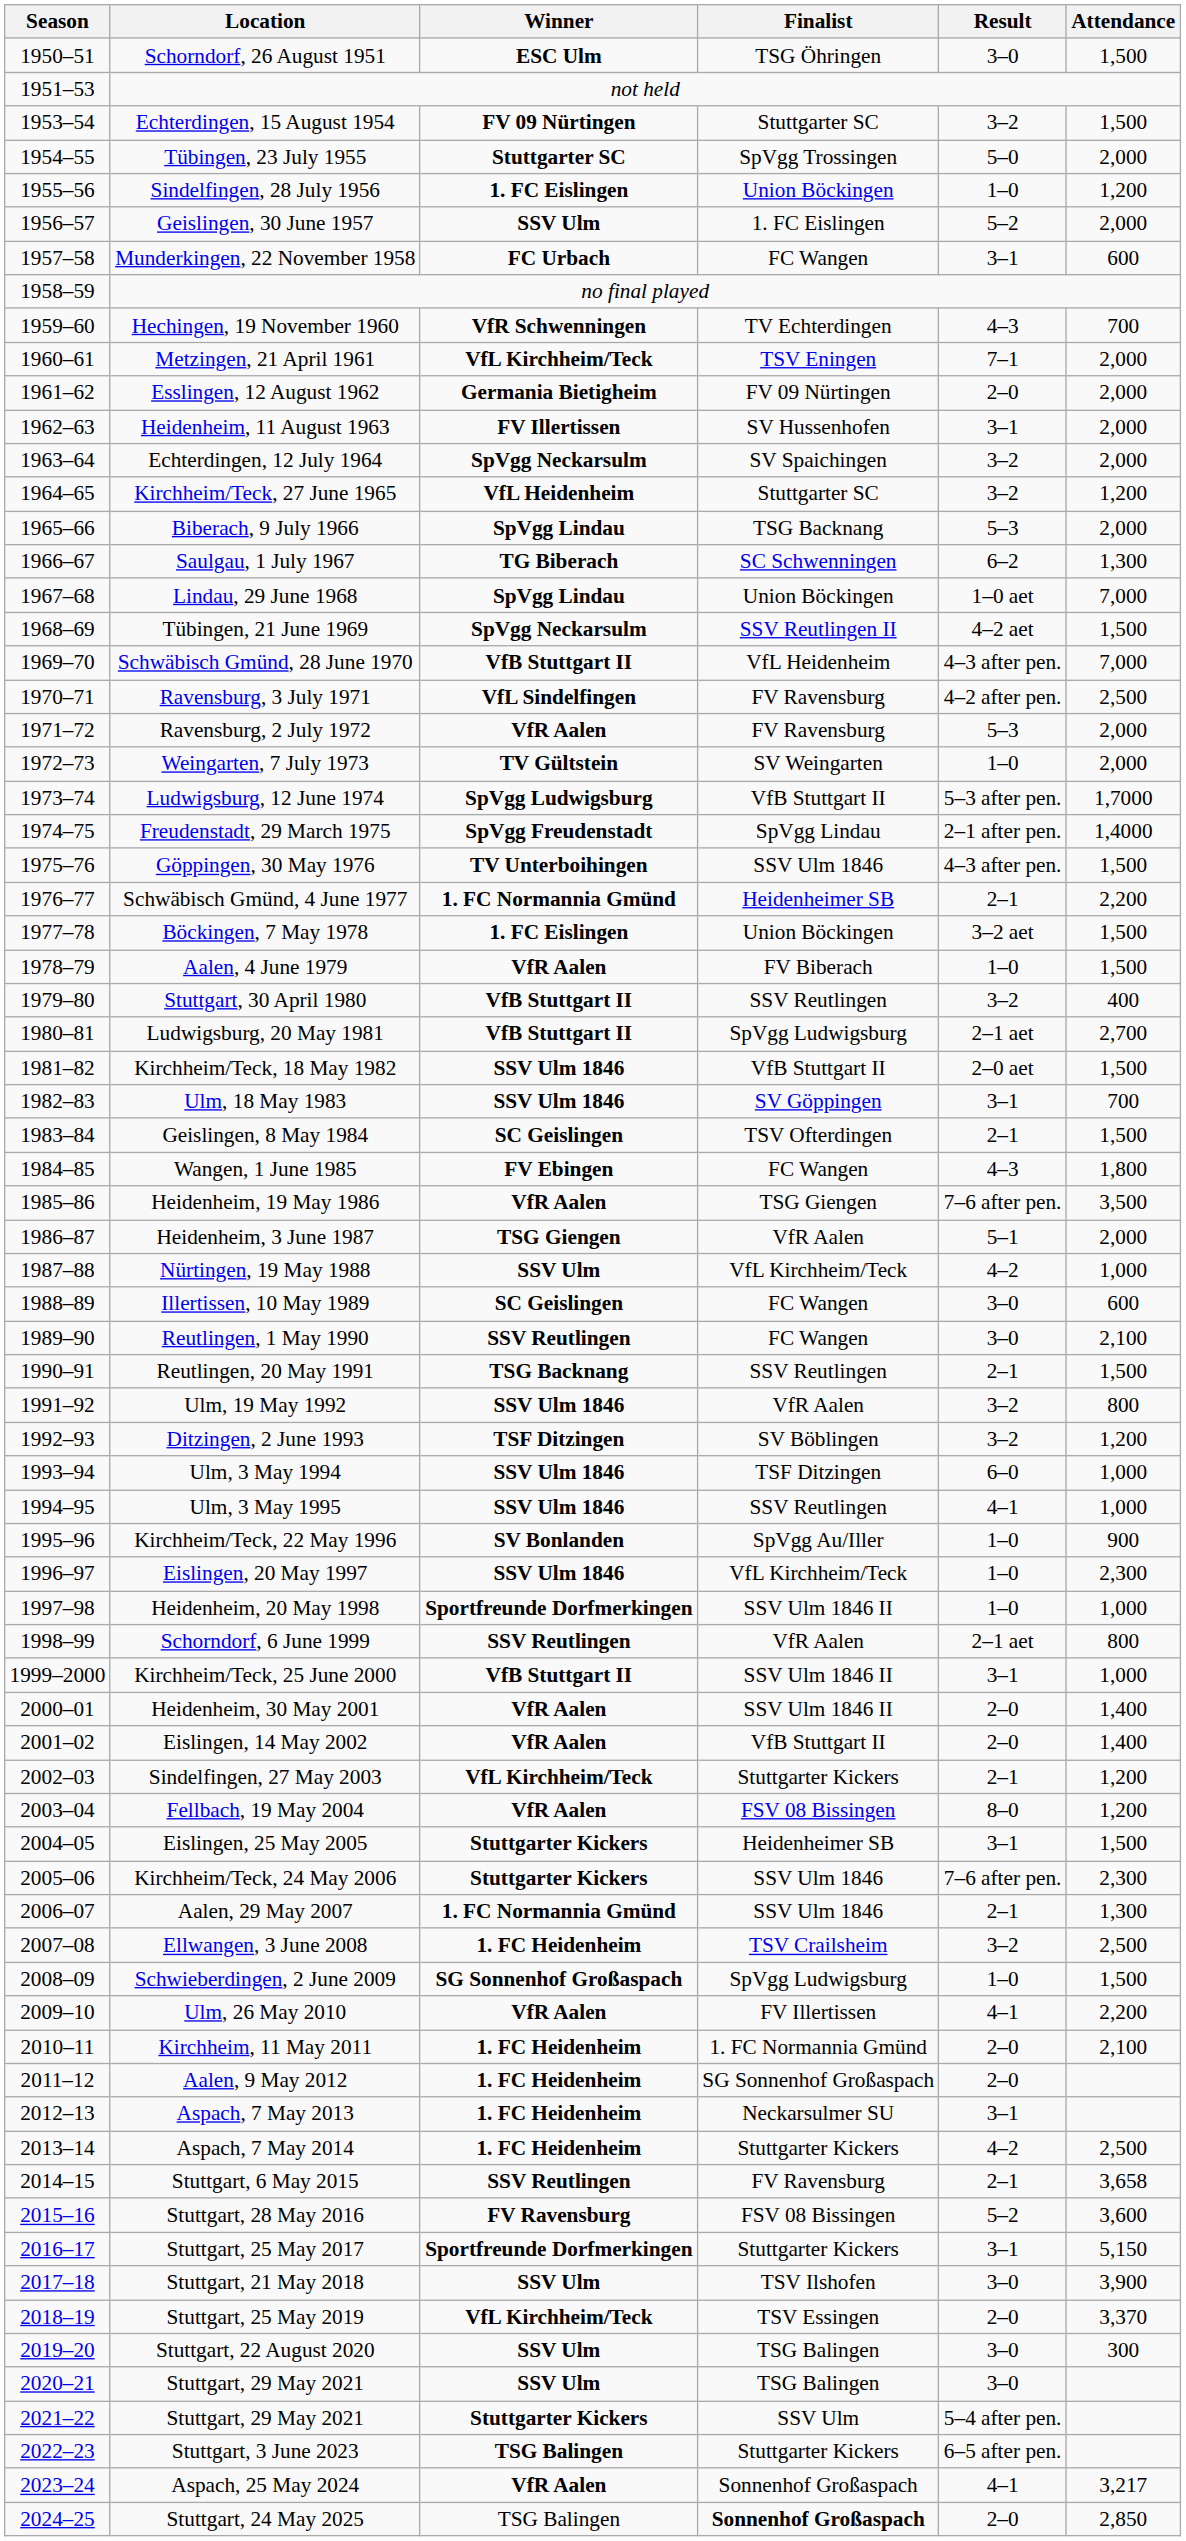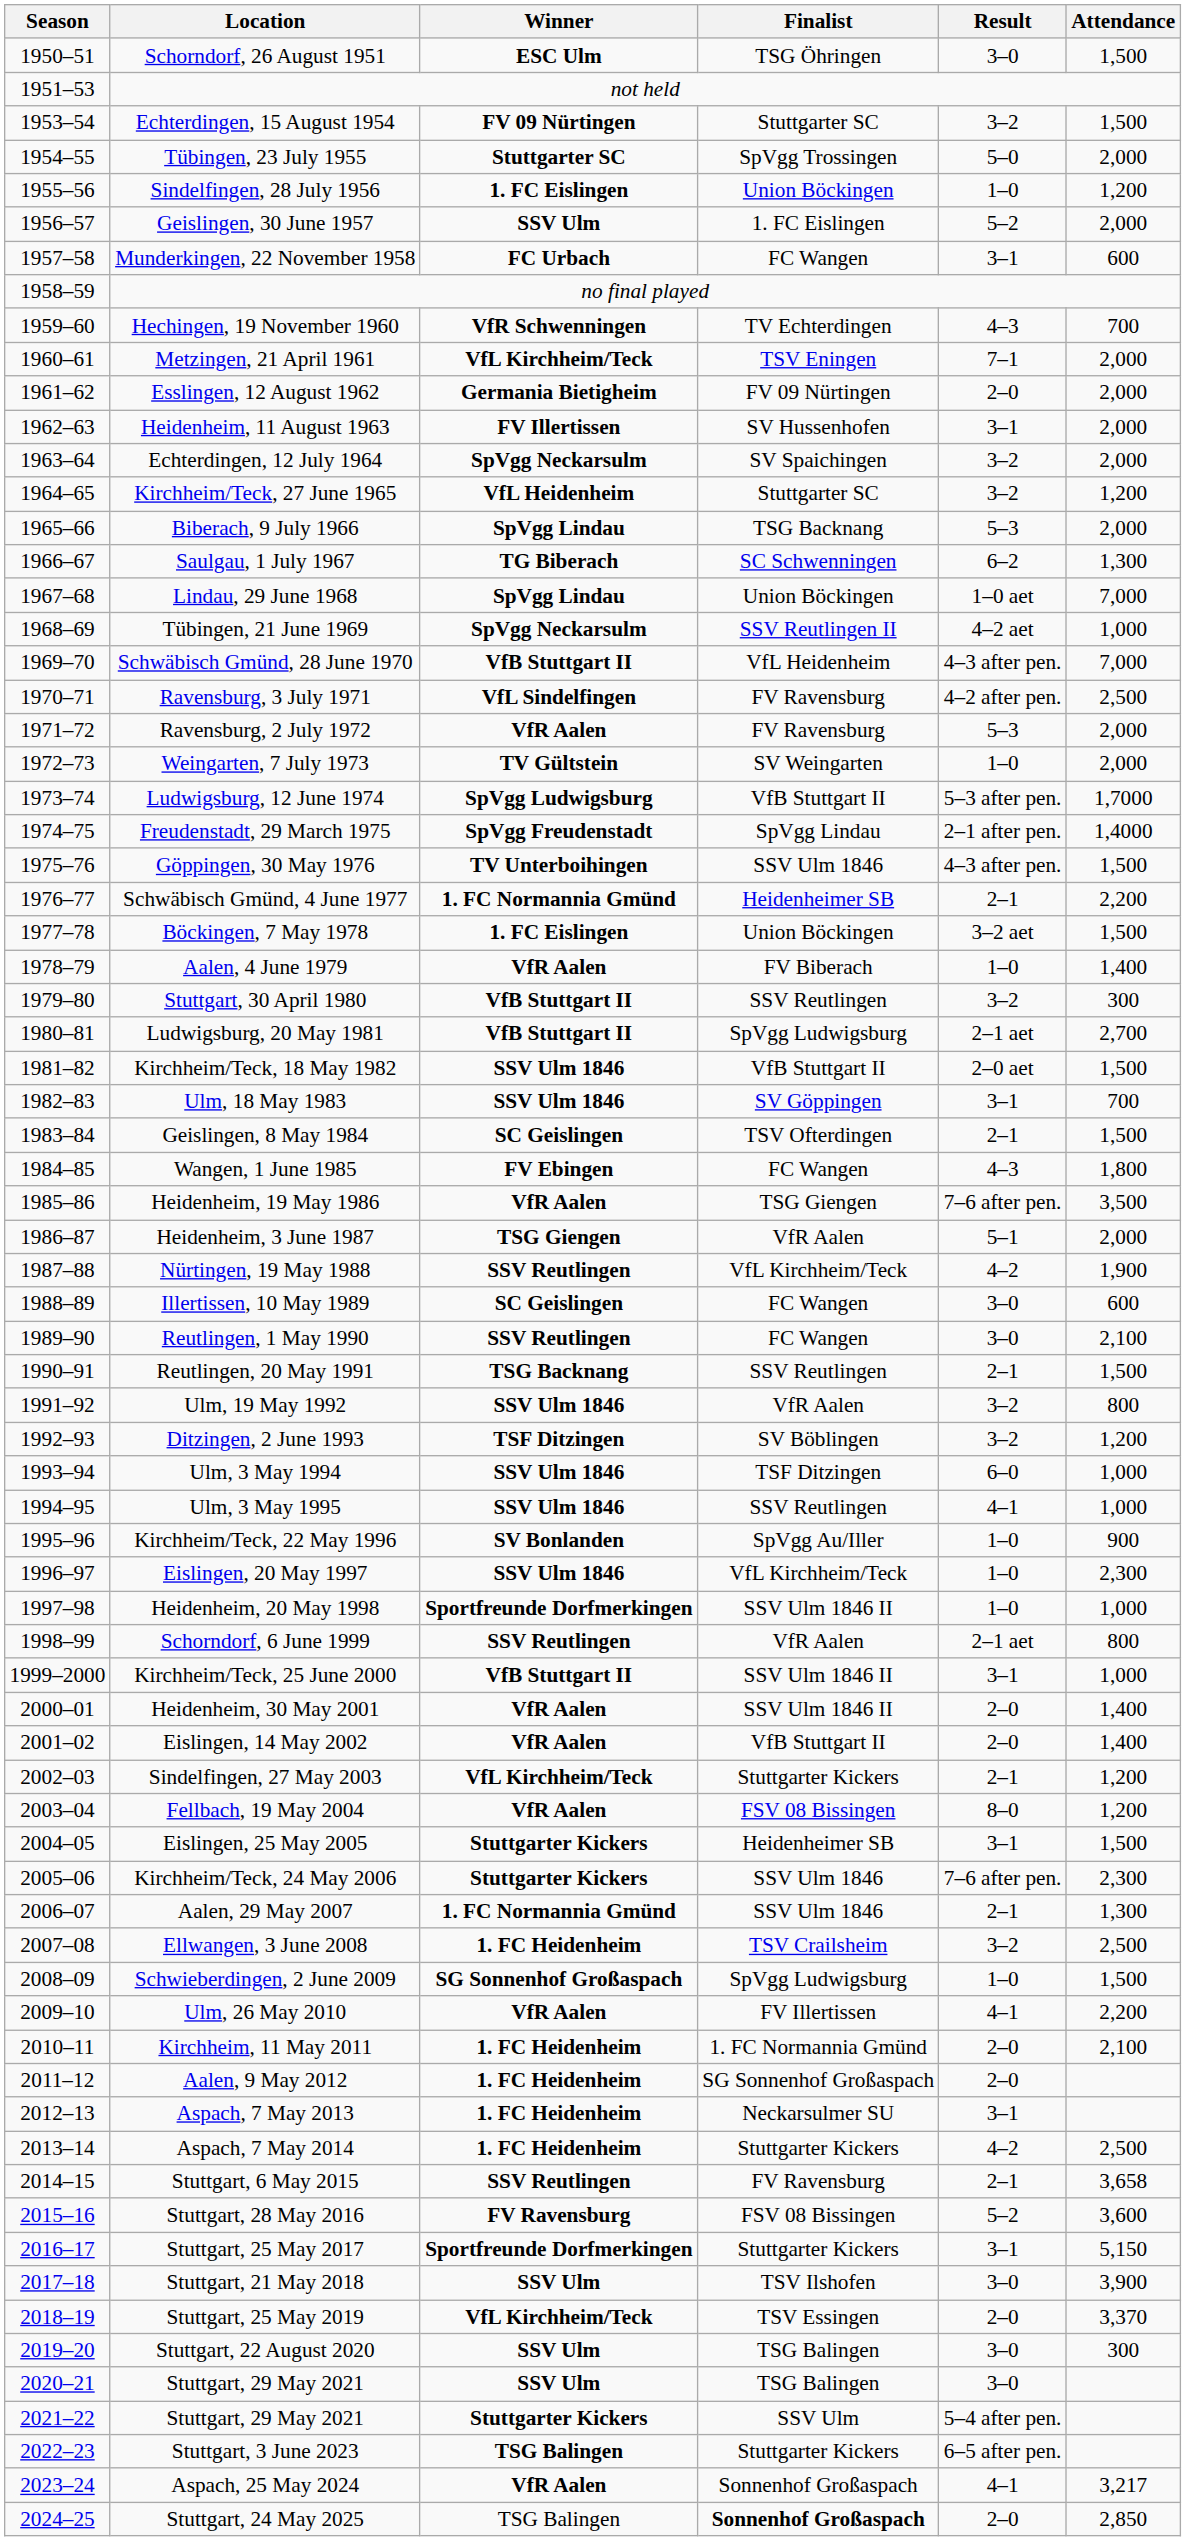(1123, 628) 1,500 -> (1123, 628) 1,000
(1123, 966) 1,500 -> (1123, 966) 1,400
(1123, 1000) 400 -> (1123, 1000) 300
(559, 1270) SSV Ulm -> (559, 1270) SSV Reutlingen
(1123, 1270) 1,000 -> (1123, 1270) 1,900
